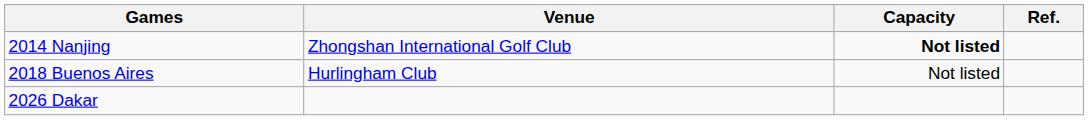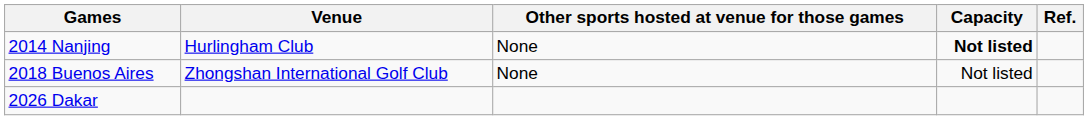+ column: (715, 18)
(440, 45) Zhongshan International Golf Club -> (249, 45) Hurlingham Club
(372, 73) Hurlingham Club -> (316, 73) Zhongshan International Golf Club
